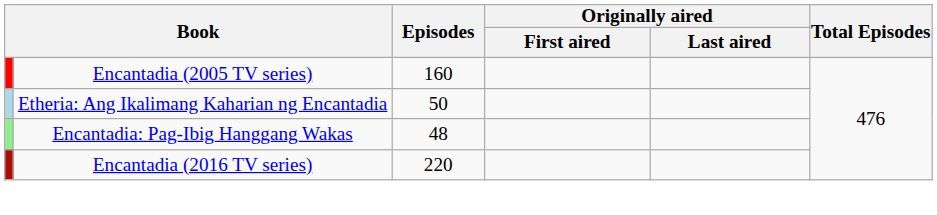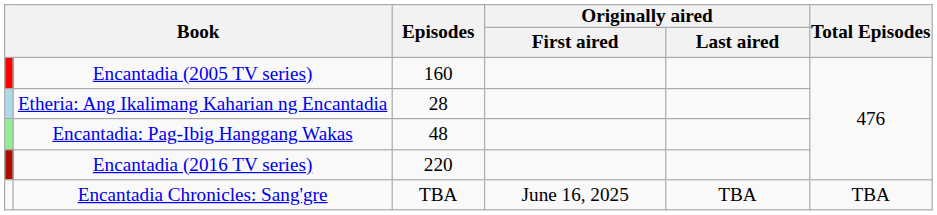(438, 103) 50 -> (438, 103) 28
+ row: (203, 194)
